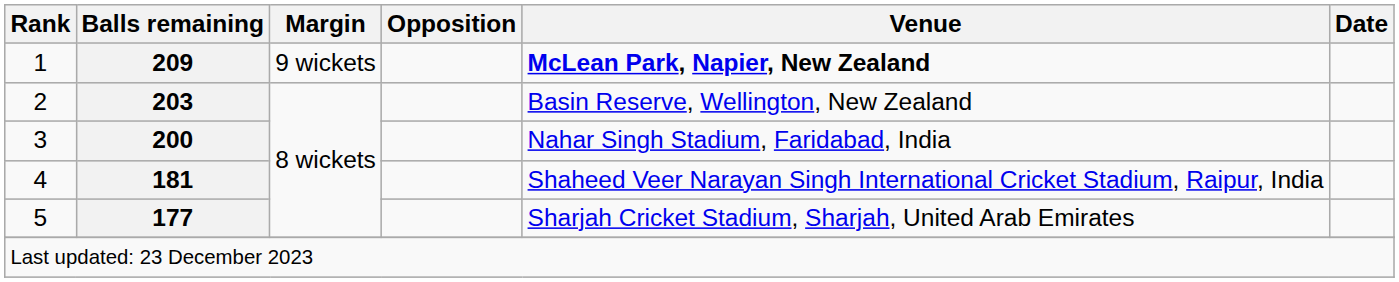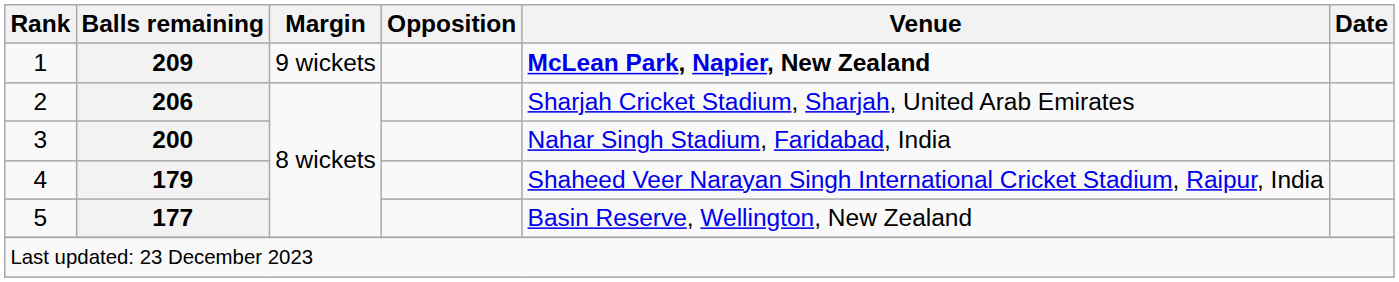(173, 101) 203 -> (173, 101) 206
(750, 101) Basin Reserve, Wellington, New Zealand -> (831, 101) Sharjah Cricket Stadium, Sharjah, United Arab Emirates
(173, 179) 181 -> (173, 179) 179
(831, 218) Sharjah Cricket Stadium, Sharjah, United Arab Emirates -> (750, 218) Basin Reserve, Wellington, New Zealand
